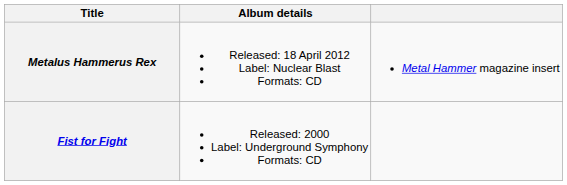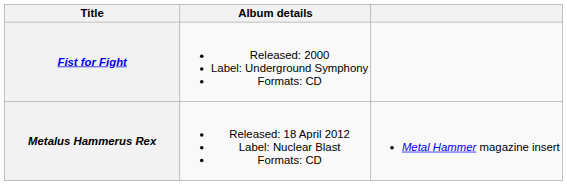rows swapped: (92, 141) <-> (92, 62)
